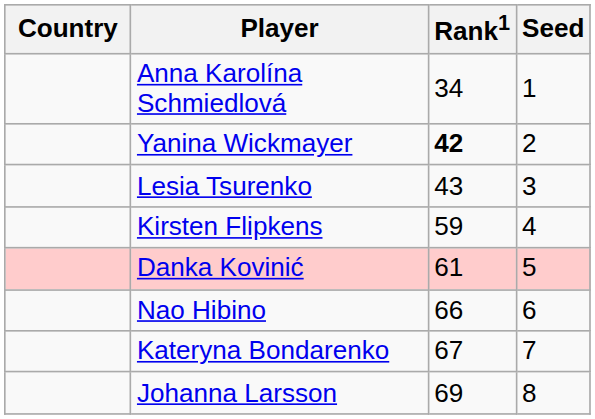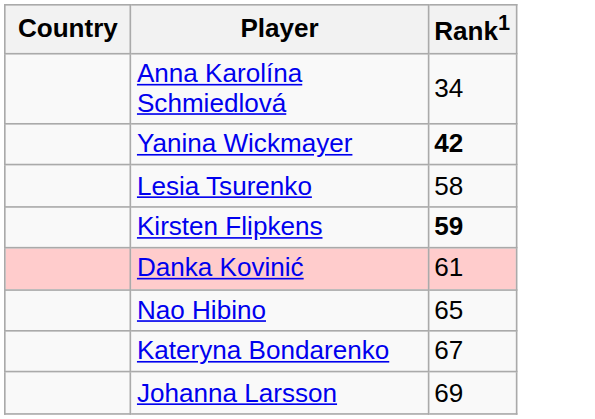- column: (553, 28)
(449, 185) 43 -> (449, 185) 58
(449, 227) normal -> (449, 227) bold
(449, 309) 66 -> (449, 309) 65
